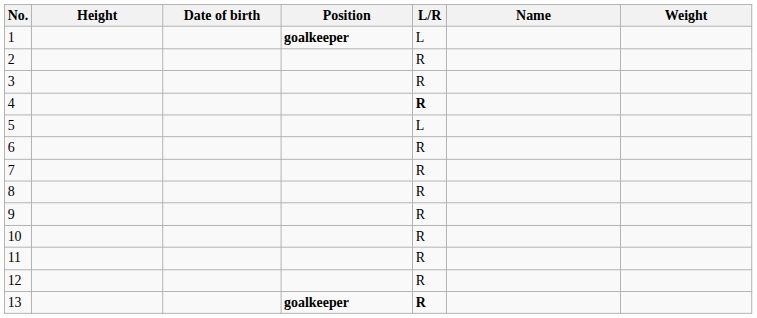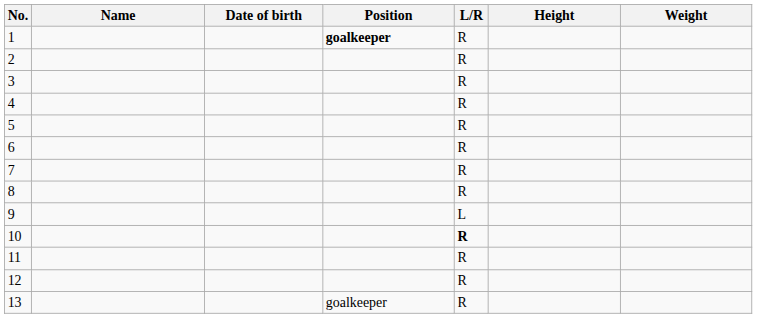columns swapped: (533, 15) <-> (97, 15)
(420, 37) L -> (462, 37) R
(421, 103) bold -> (462, 103) normal
(420, 125) L -> (462, 125) R
(420, 214) R -> (462, 214) L
(420, 236) normal -> (463, 236) bold
(317, 302) bold -> (356, 302) normal
(421, 302) bold -> (462, 302) normal
